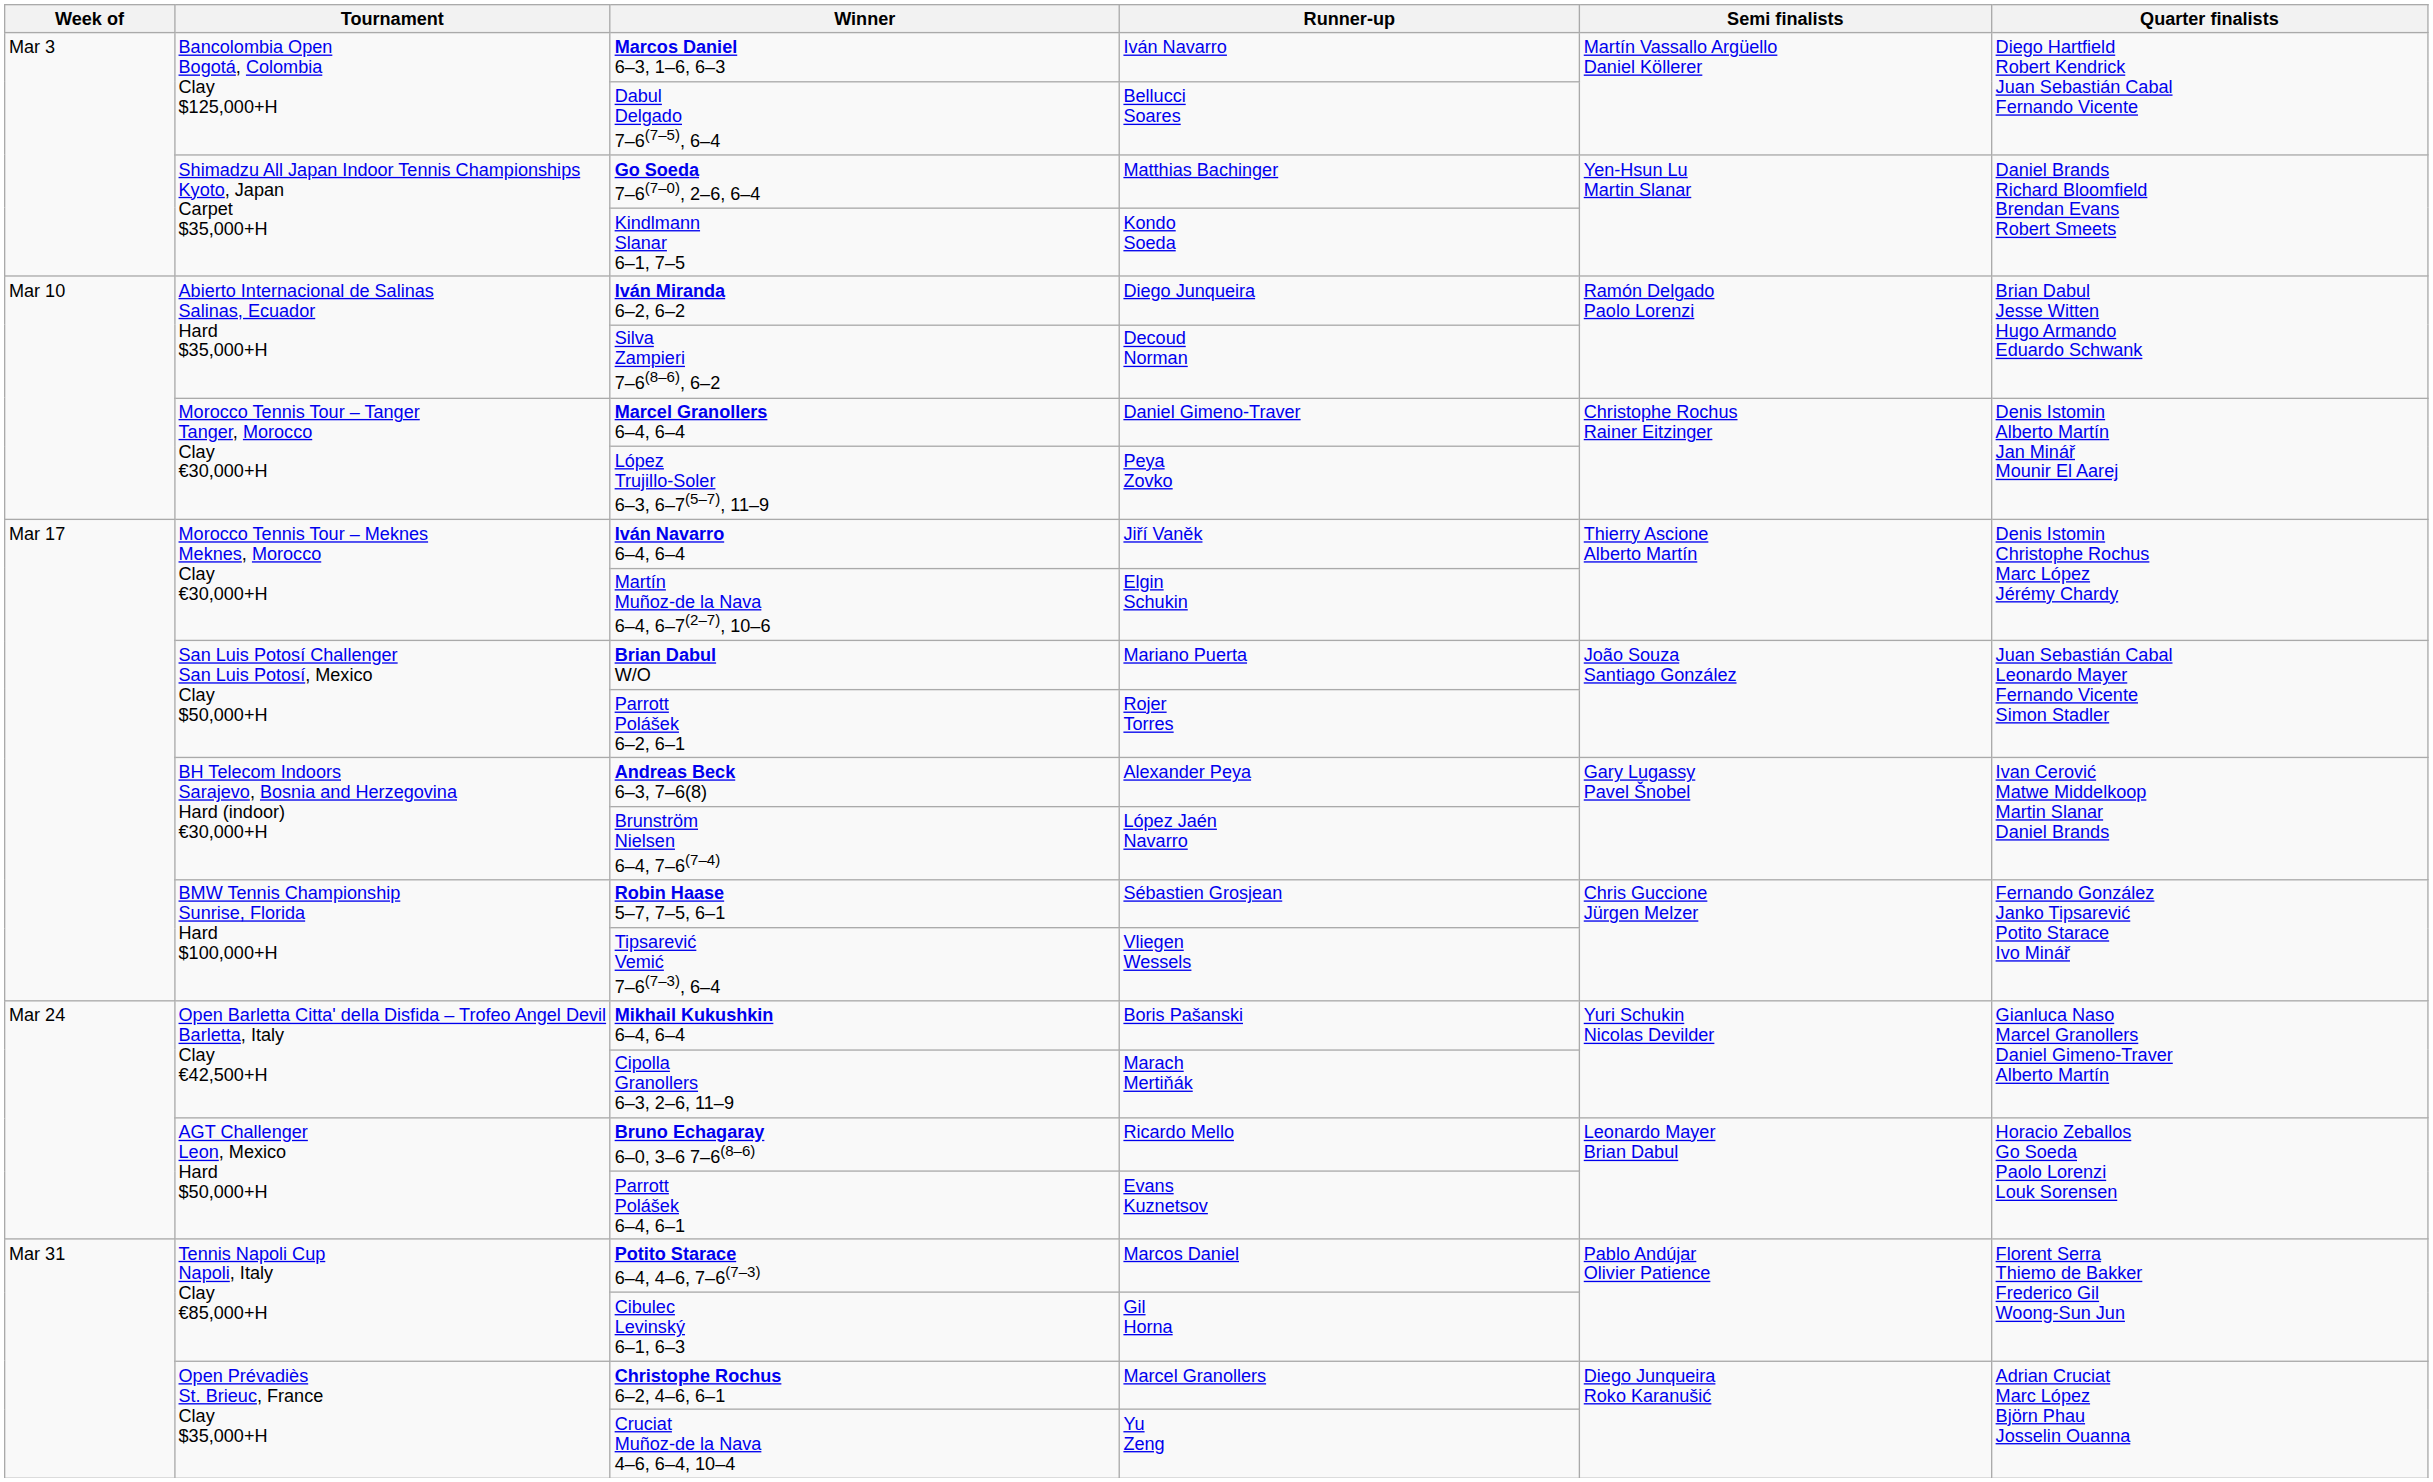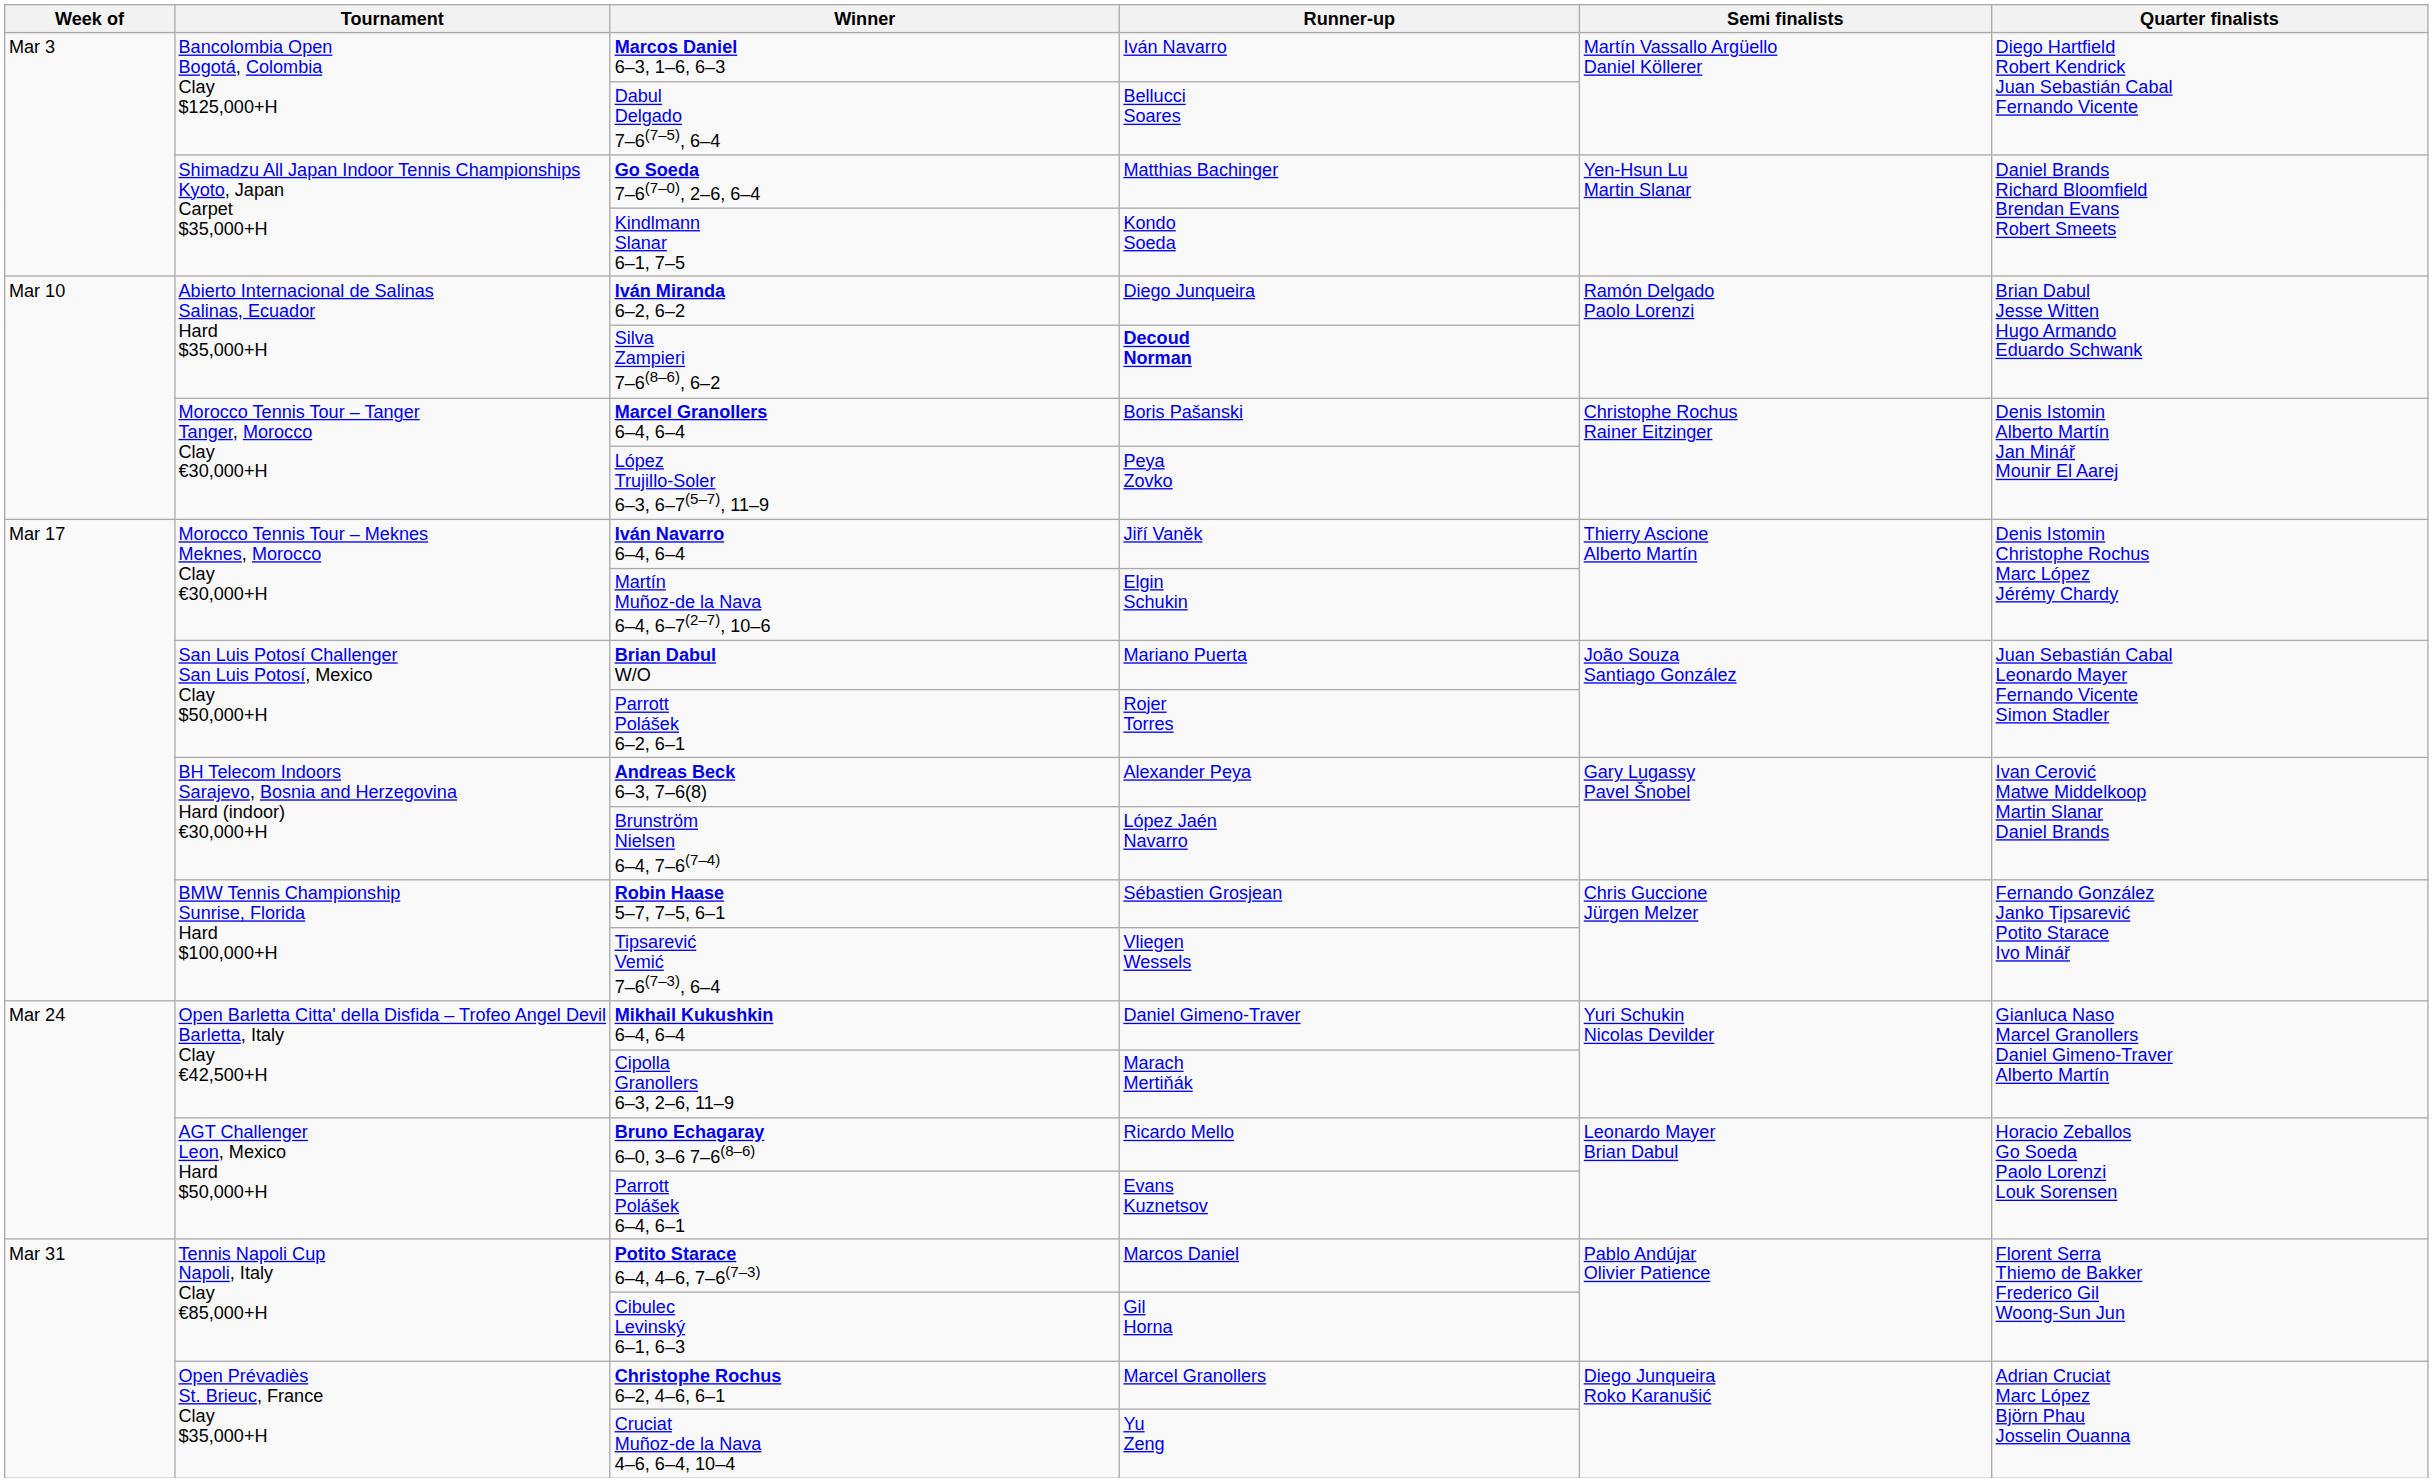(1156, 349) normal -> (1158, 349) bold
(1212, 412) Daniel Gimeno-Traver -> (1183, 412) Boris Pašanski
(1183, 1015) Boris Pašanski -> (1212, 1015) Daniel Gimeno-Traver
